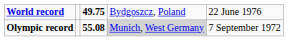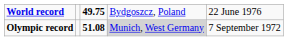(94, 28) 55.08 -> (94, 28) 51.08
